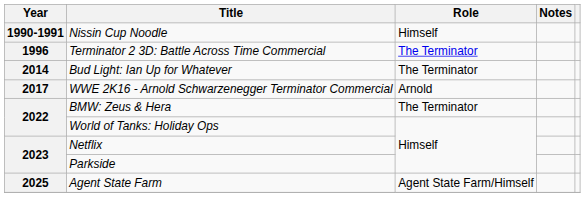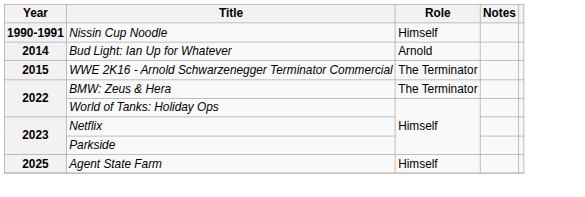- row: (197, 51)
(438, 70) The Terminator -> (415, 51) Arnold
(35, 88) 2017 -> (35, 70) 2015
(415, 88) Arnold -> (438, 70) The Terminator
(466, 182) Agent State Farm/Himself -> (418, 164) Himself
